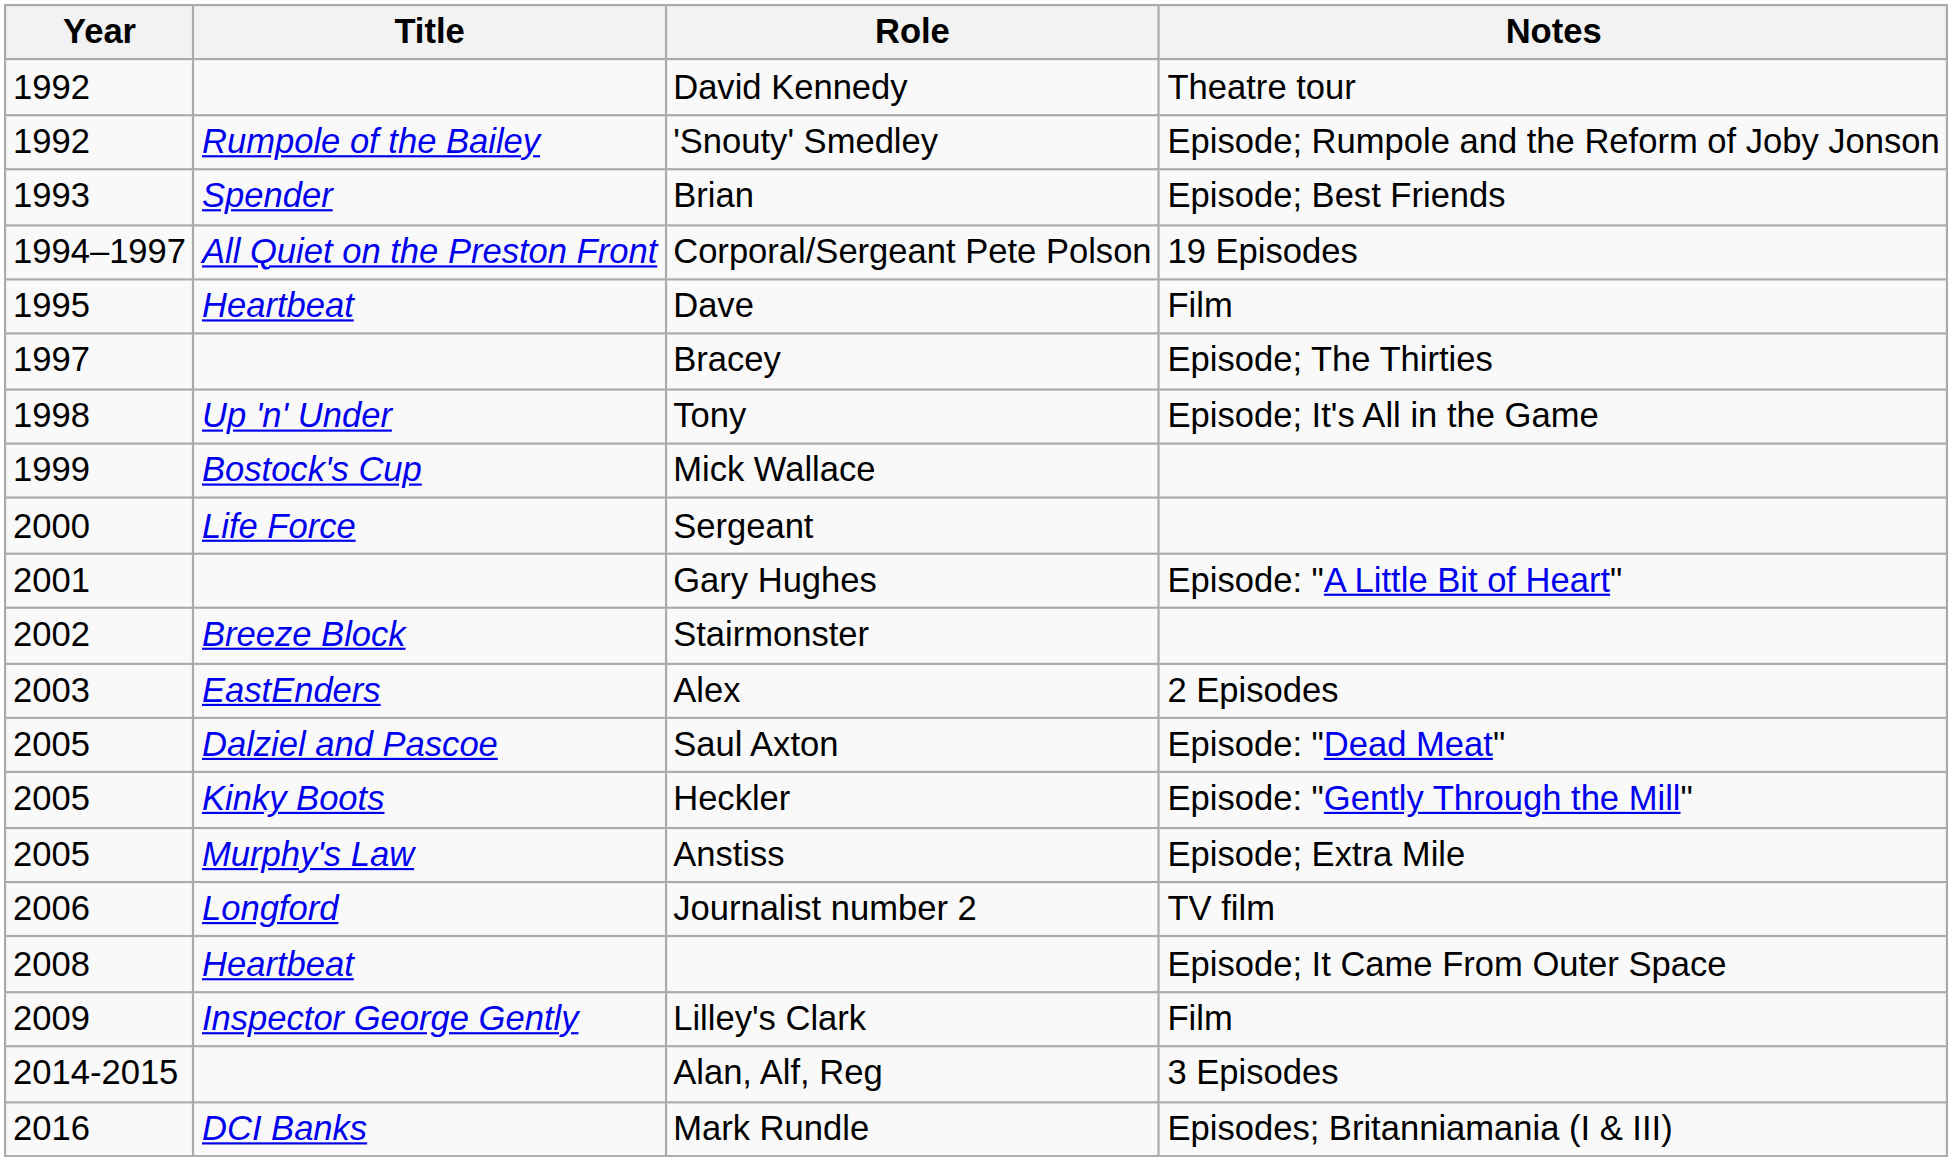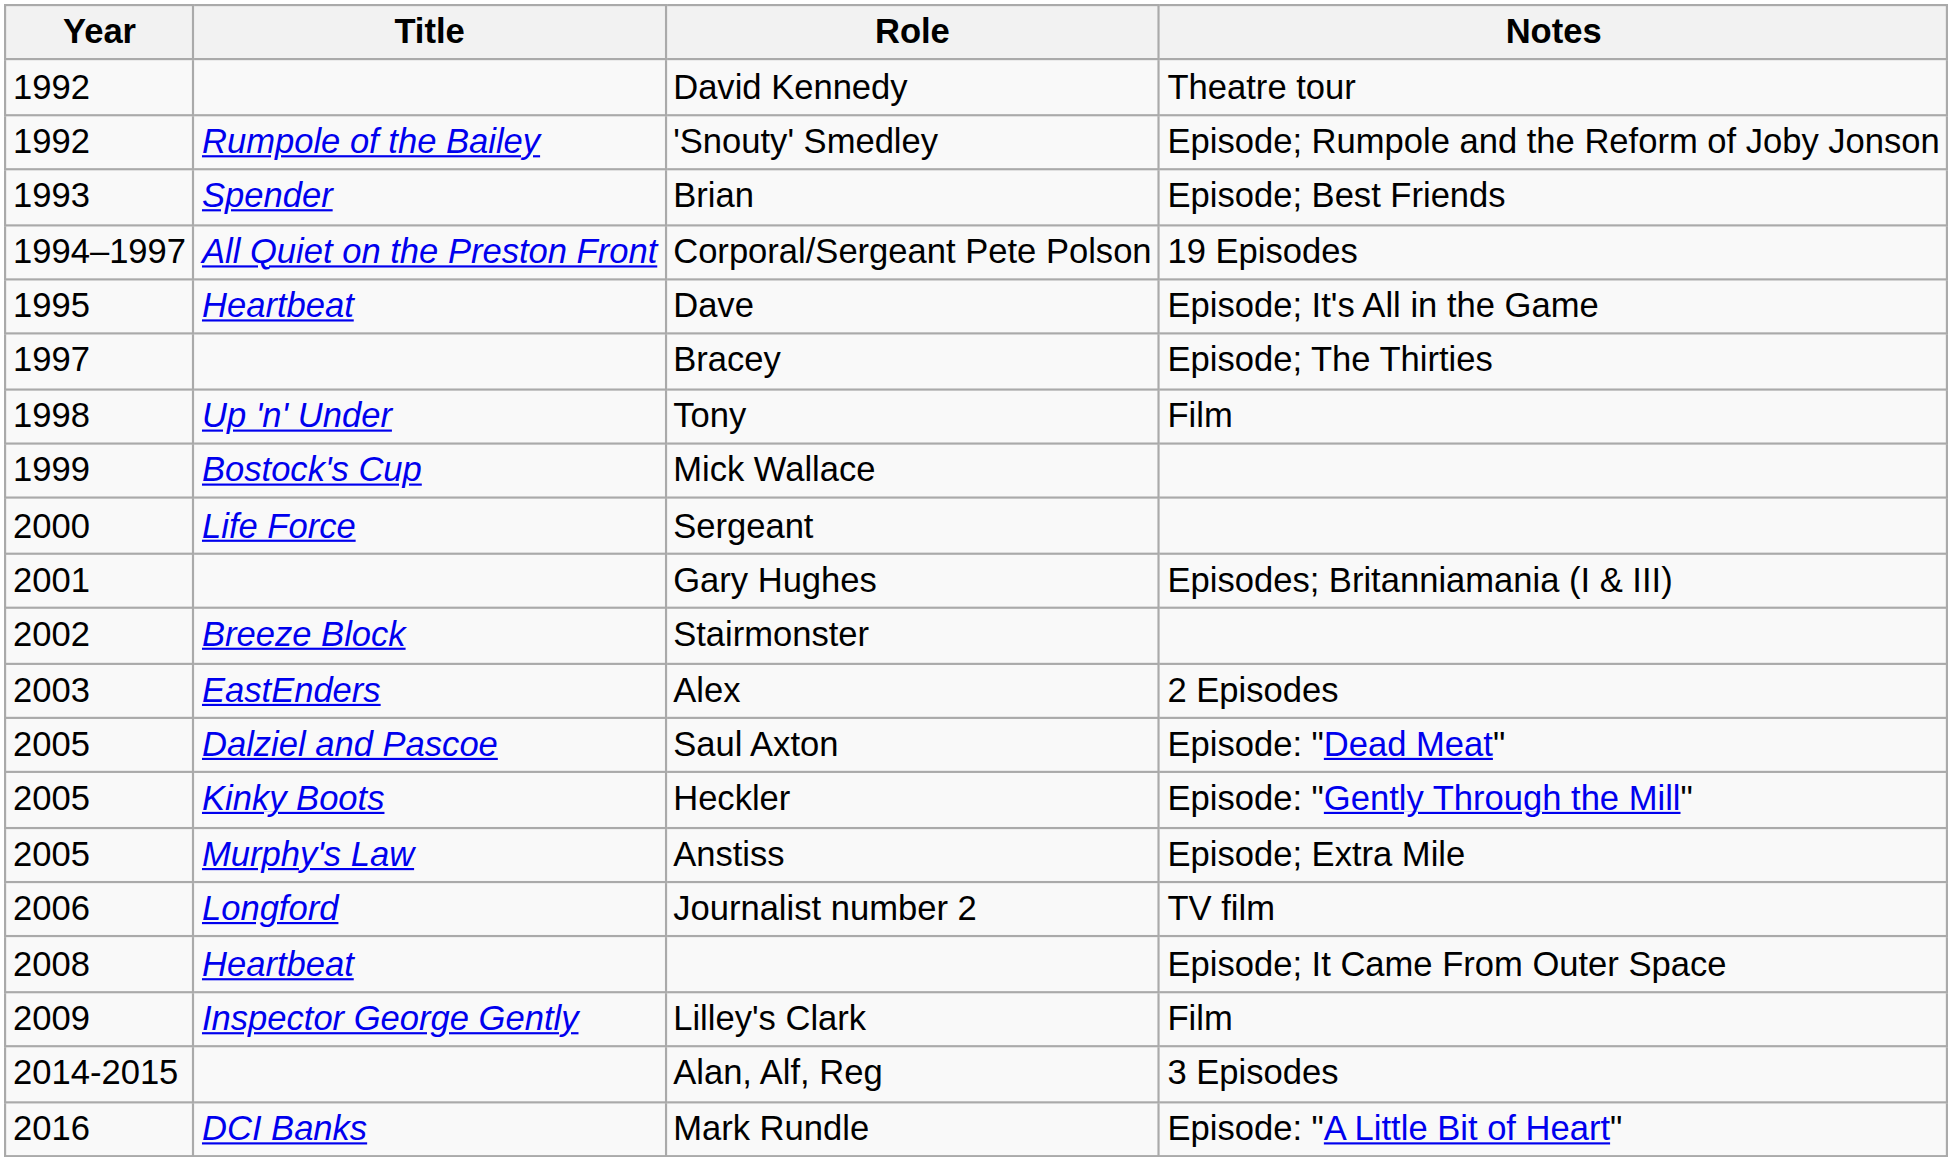(1200, 305) Film -> (1383, 305) Episode; It's All in the Game
(1383, 415) Episode; It's All in the Game -> (1200, 415) Film
(1395, 580) Episode: "A Little Bit of Heart" -> (1420, 580) Episodes; Britanniamania (I & III)
(1420, 1128) Episodes; Britanniamania (I & III) -> (1395, 1128) Episode: "A Little Bit of Heart"
